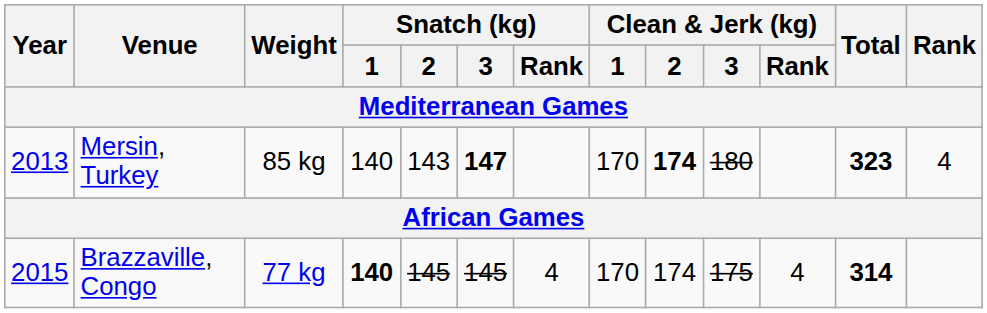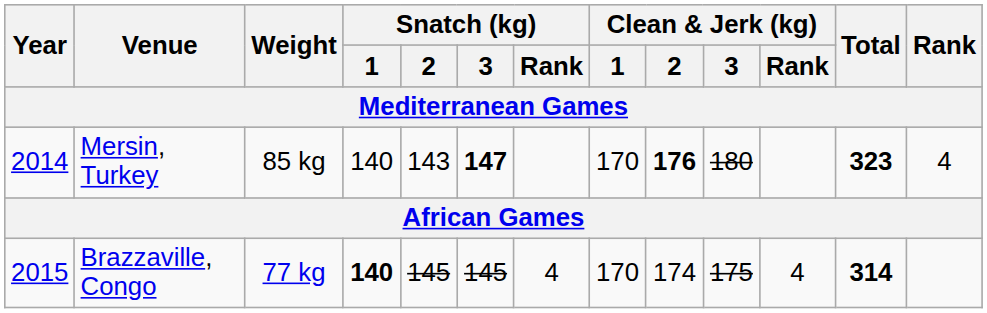(40, 161) 2013 -> (40, 161) 2014
(674, 161) 174 -> (674, 161) 176
